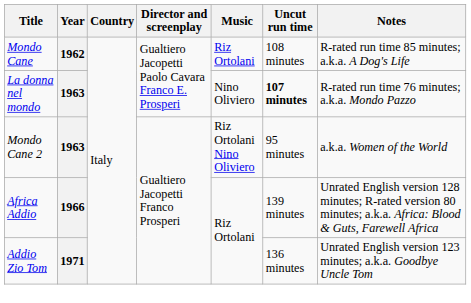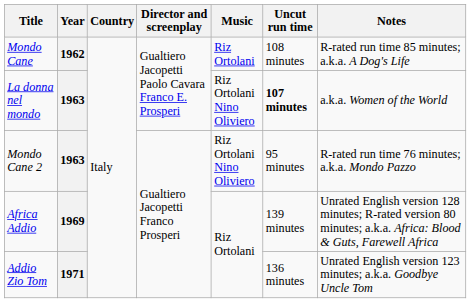(234, 93) Nino Oliviero -> (234, 100) Riz Ortolani Nino Oliviero
(390, 93) R-rated run time 76 minutes; a.k.a. Mondo Pazzo -> (384, 100) a.k.a. Women of the World
(384, 147) a.k.a. Women of the World -> (390, 160) R-rated run time 76 minutes; a.k.a. Mondo Pazzo
(72, 207) 1966 -> (72, 221) 1969
